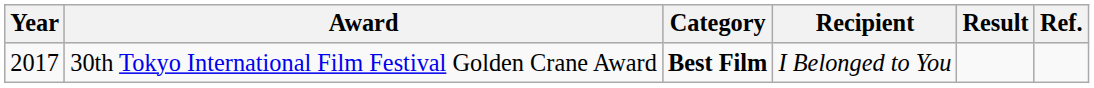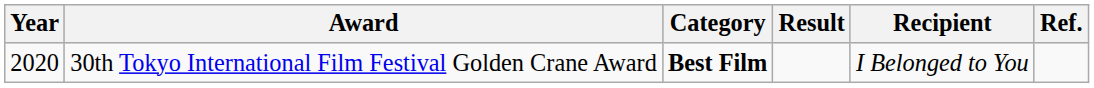columns swapped: (865, 23) <-> (996, 23)
(35, 62) 2017 -> (35, 62) 2020
